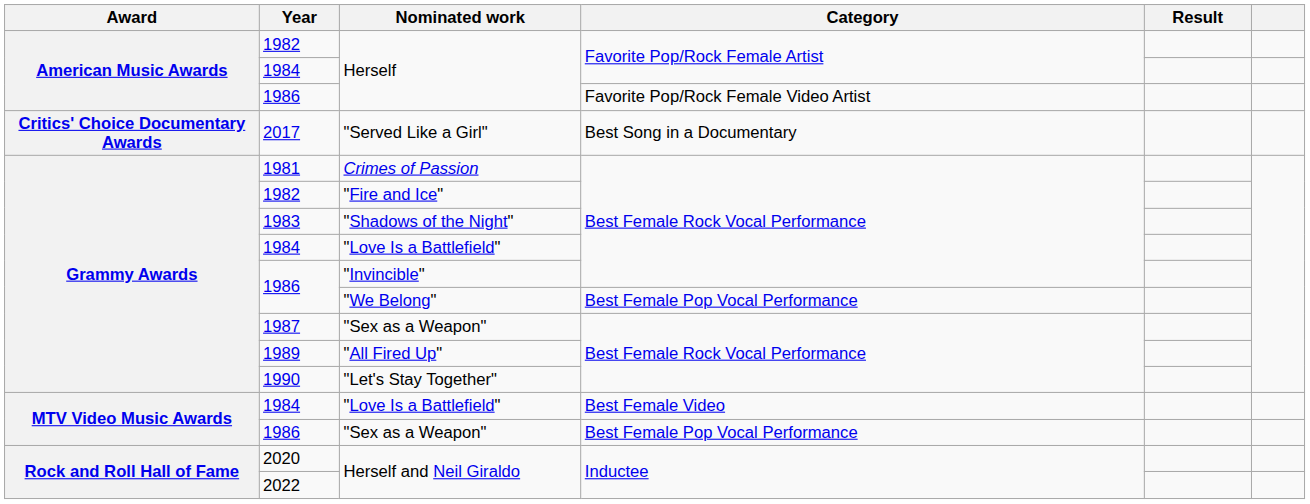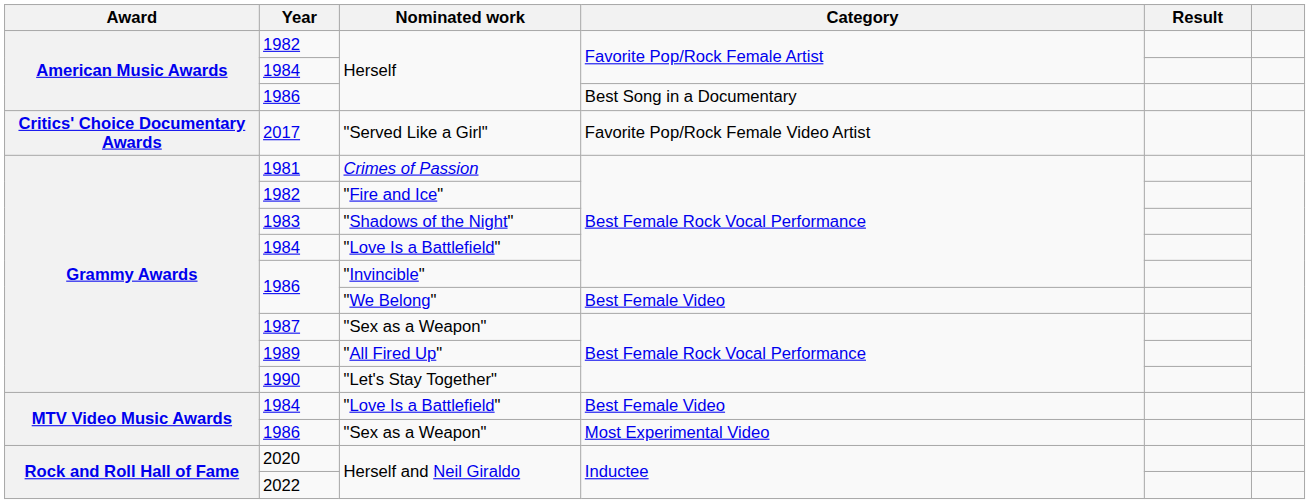(728, 96) Favorite Pop/Rock Female Video Artist -> (691, 96) Best Song in a Documentary
(691, 132) Best Song in a Documentary -> (728, 132) Favorite Pop/Rock Female Video Artist
(721, 300) Best Female Pop Vocal Performance -> (655, 300) Best Female Video
(721, 432) Best Female Pop Vocal Performance -> (677, 432) Most Experimental Video
